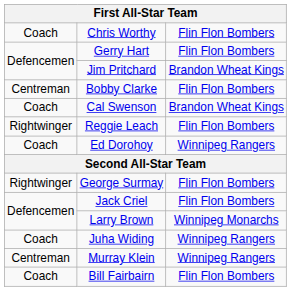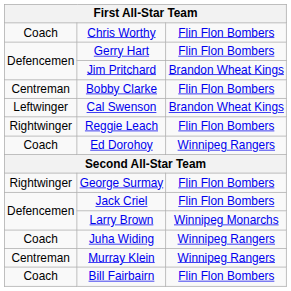(41, 107) Coach -> (41, 107) Leftwinger
